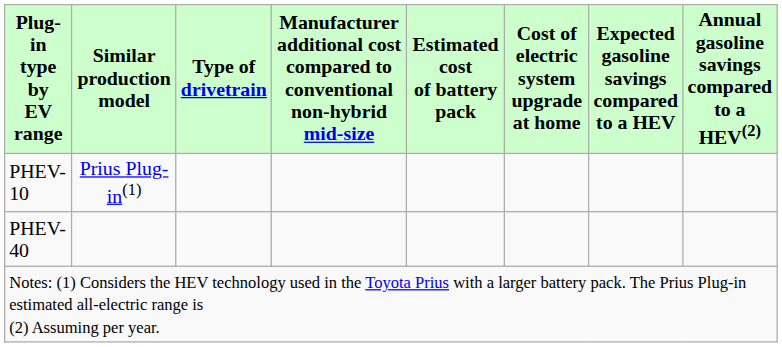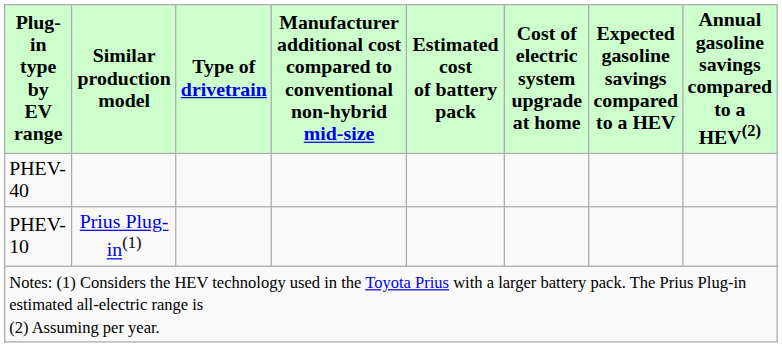rows swapped: (37, 182) <-> (37, 238)
